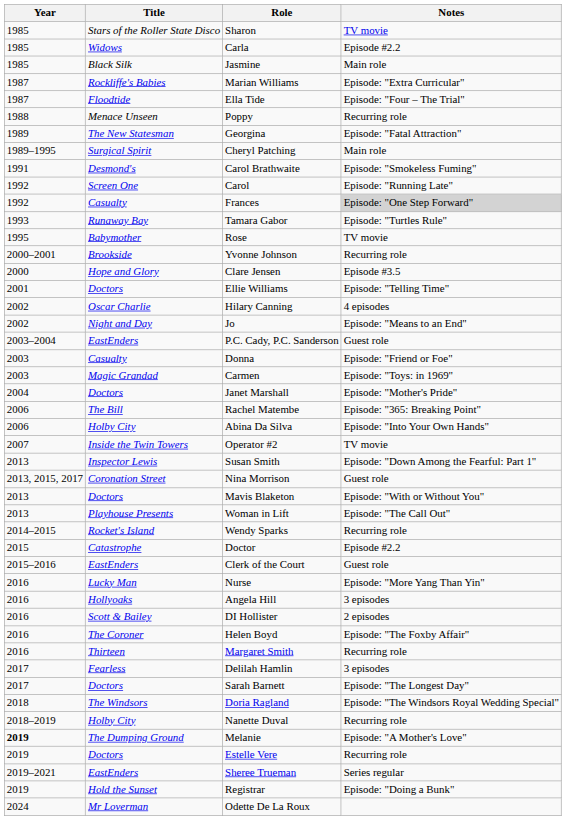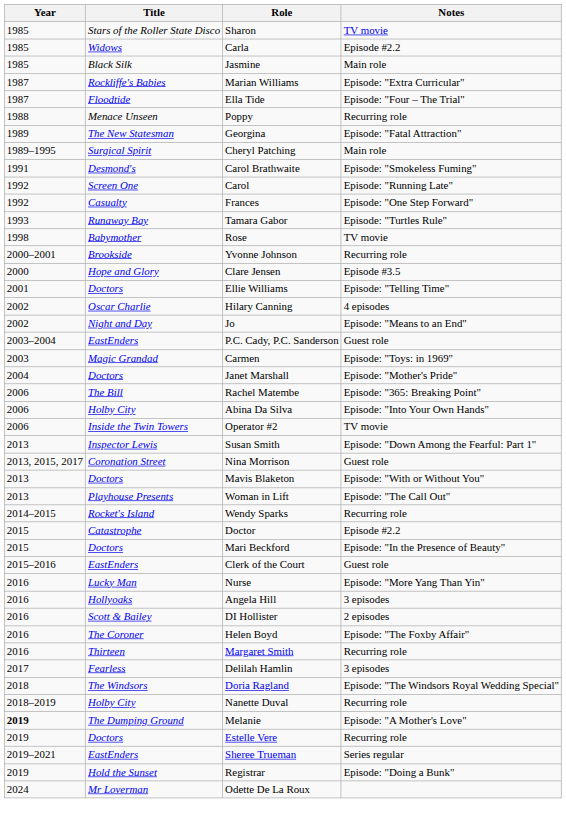(408, 202) lightgrey background -> (408, 202) no background
(18, 237) 1995 -> (18, 237) 1998
- row: (240, 358)
(18, 444) 2007 -> (18, 427) 2006
+ row: (257, 548)
- row: (255, 686)
